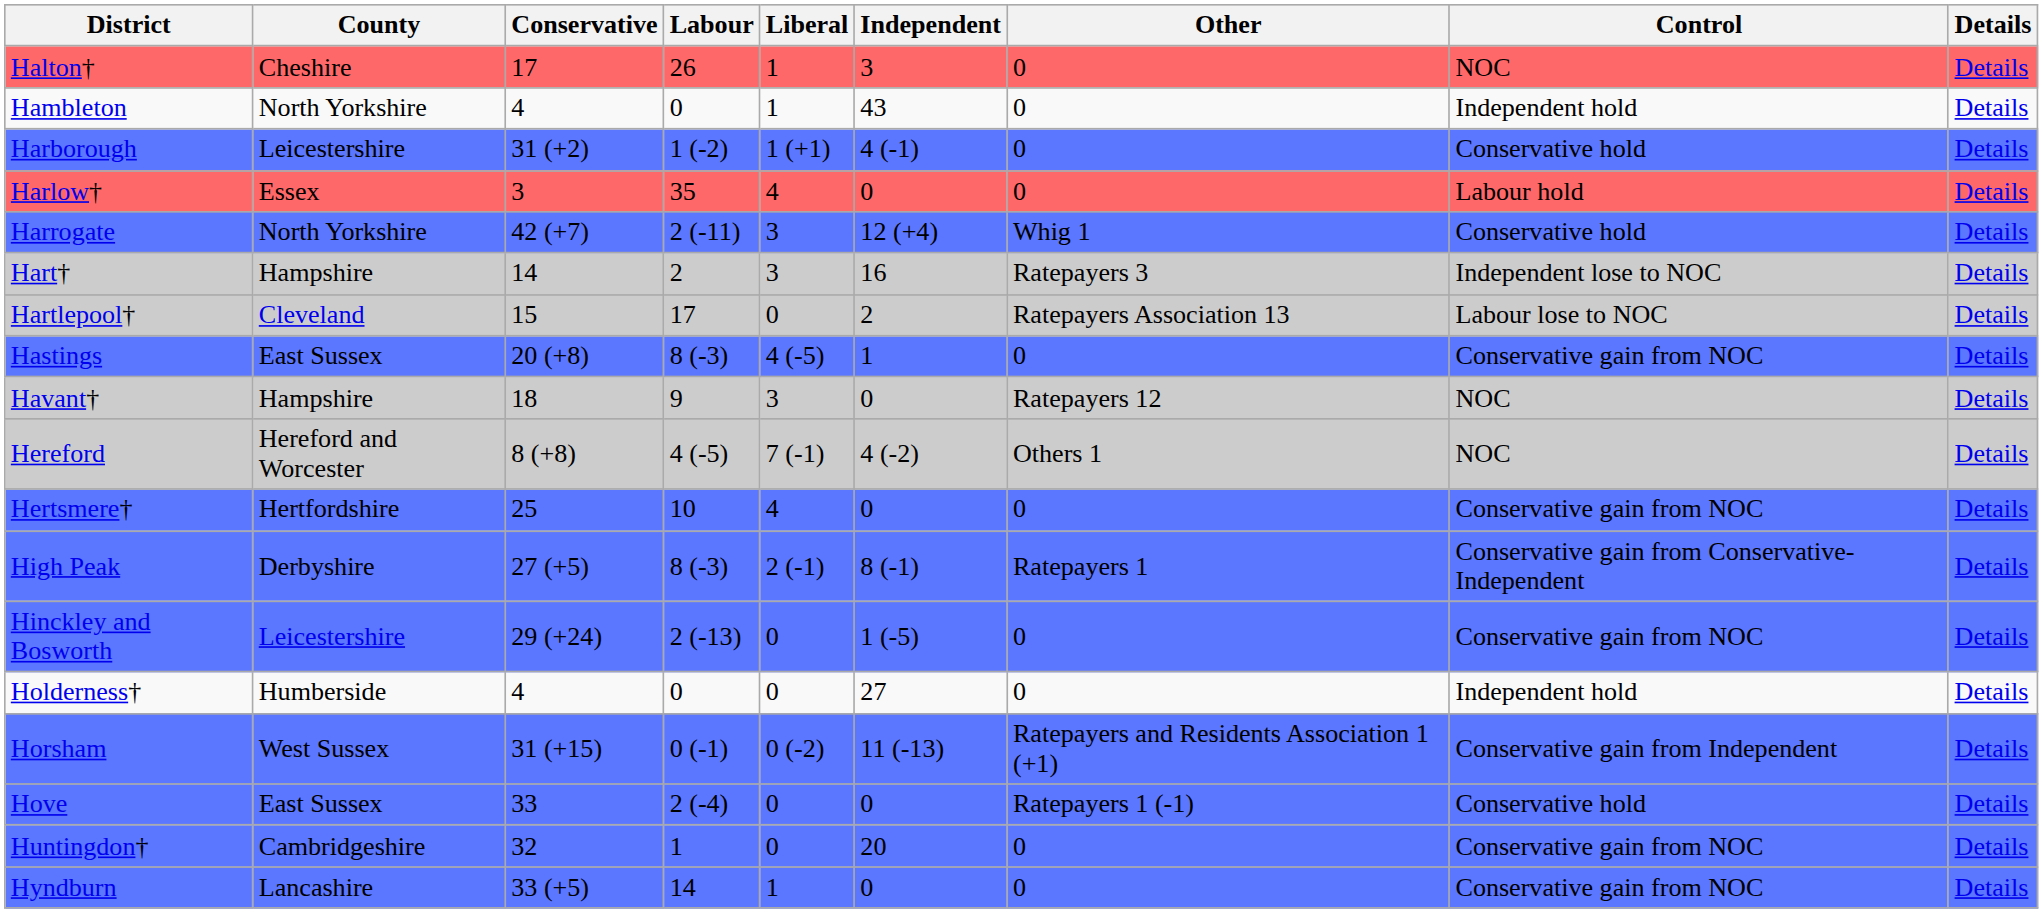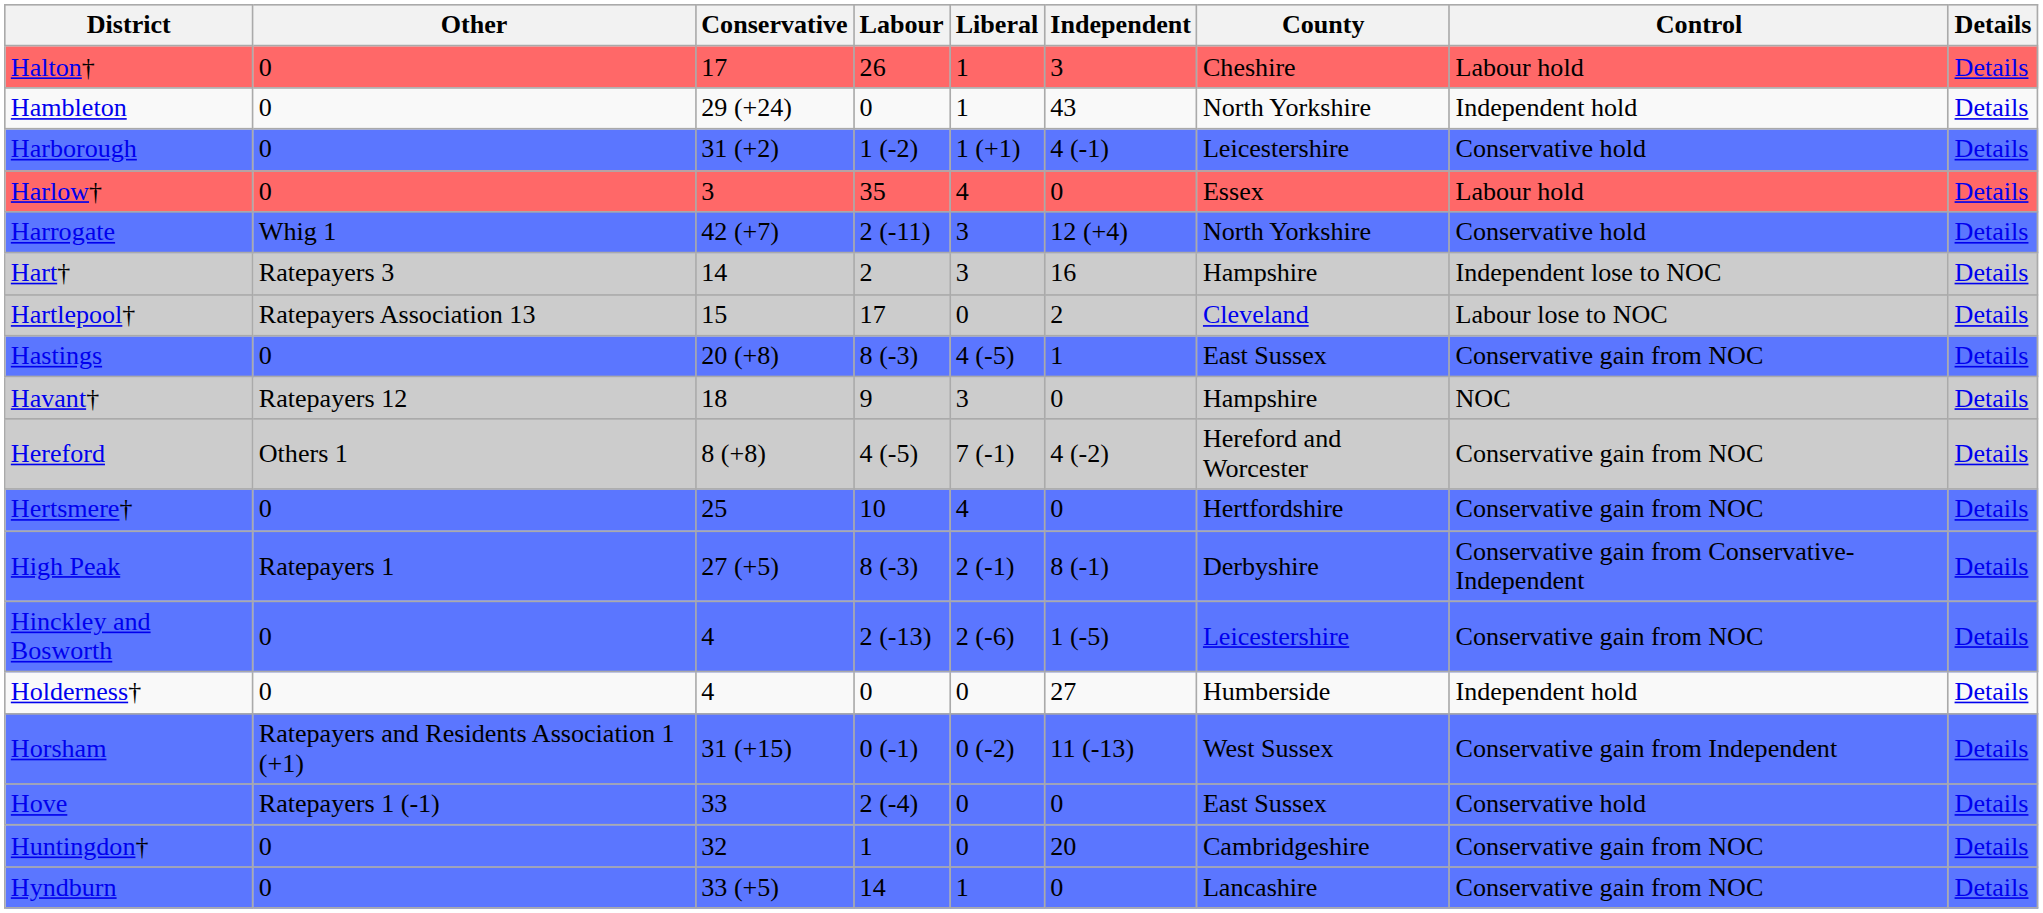columns swapped: (379, 25) <-> (1228, 25)
(1483, 66) NOC -> (1520, 66) Labour hold
(518, 107) 4 -> (747, 107) 29 (+24)
(1483, 453) NOC -> (1609, 453) Conservative gain from NOC
(557, 636) 29 (+24) -> (708, 636) 4
(772, 636) 0 -> (985, 636) 2 (-6)
